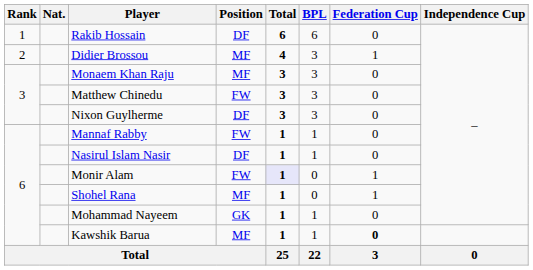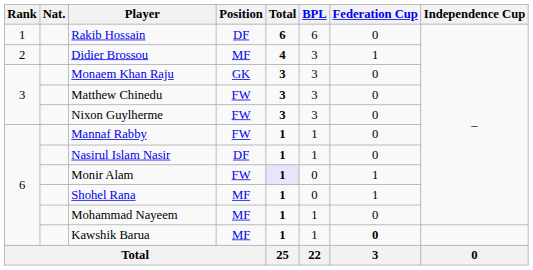(241, 74) MF -> (241, 74) GK
(241, 114) DF -> (241, 114) FW
(241, 214) GK -> (241, 214) MF
